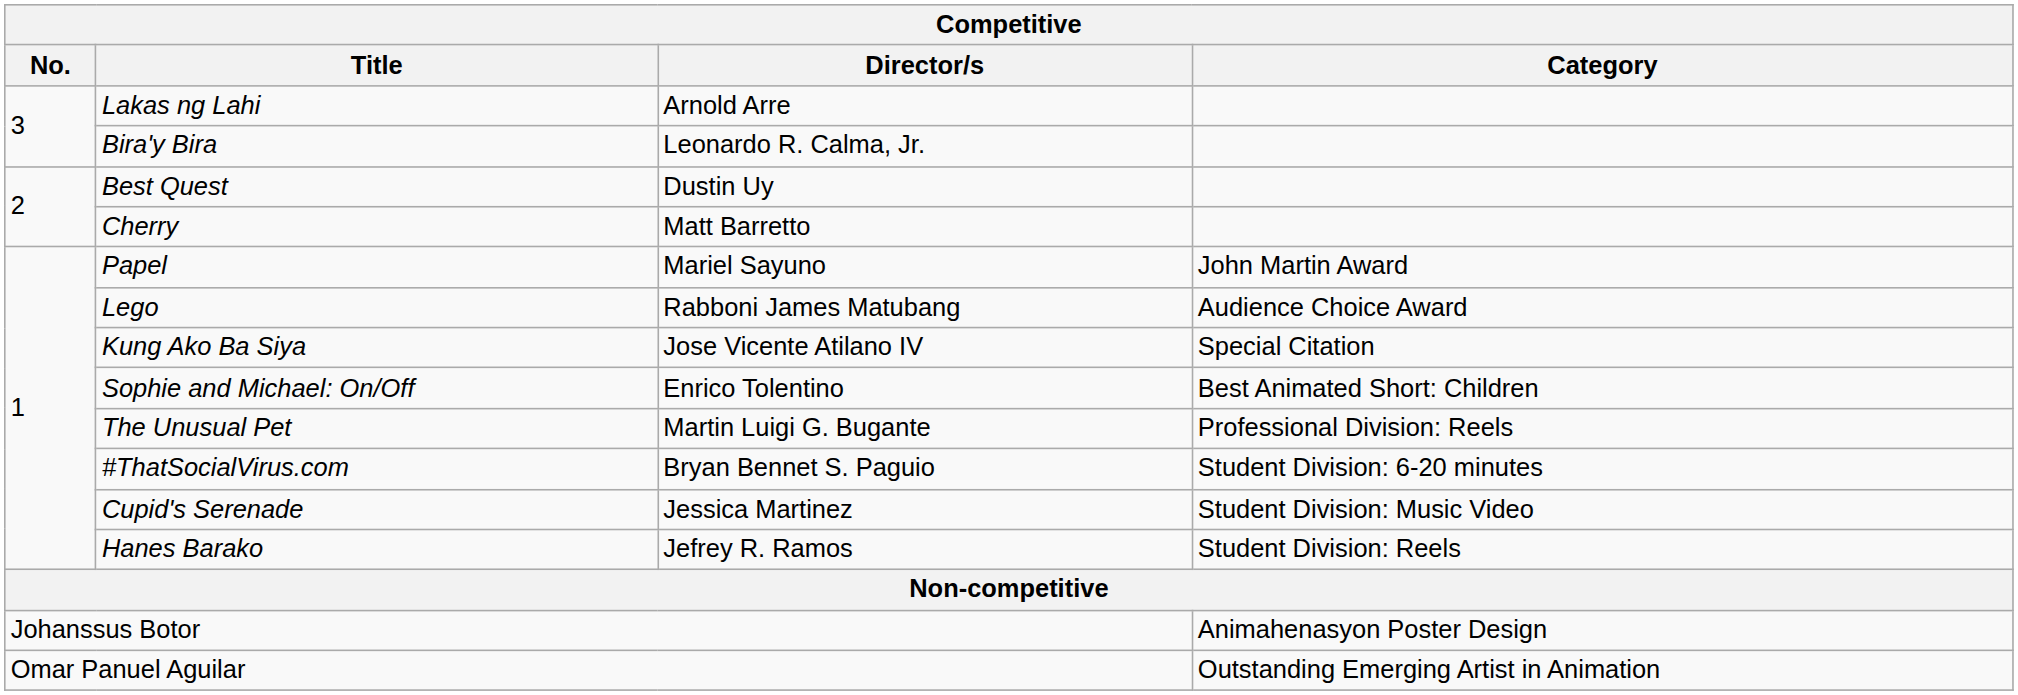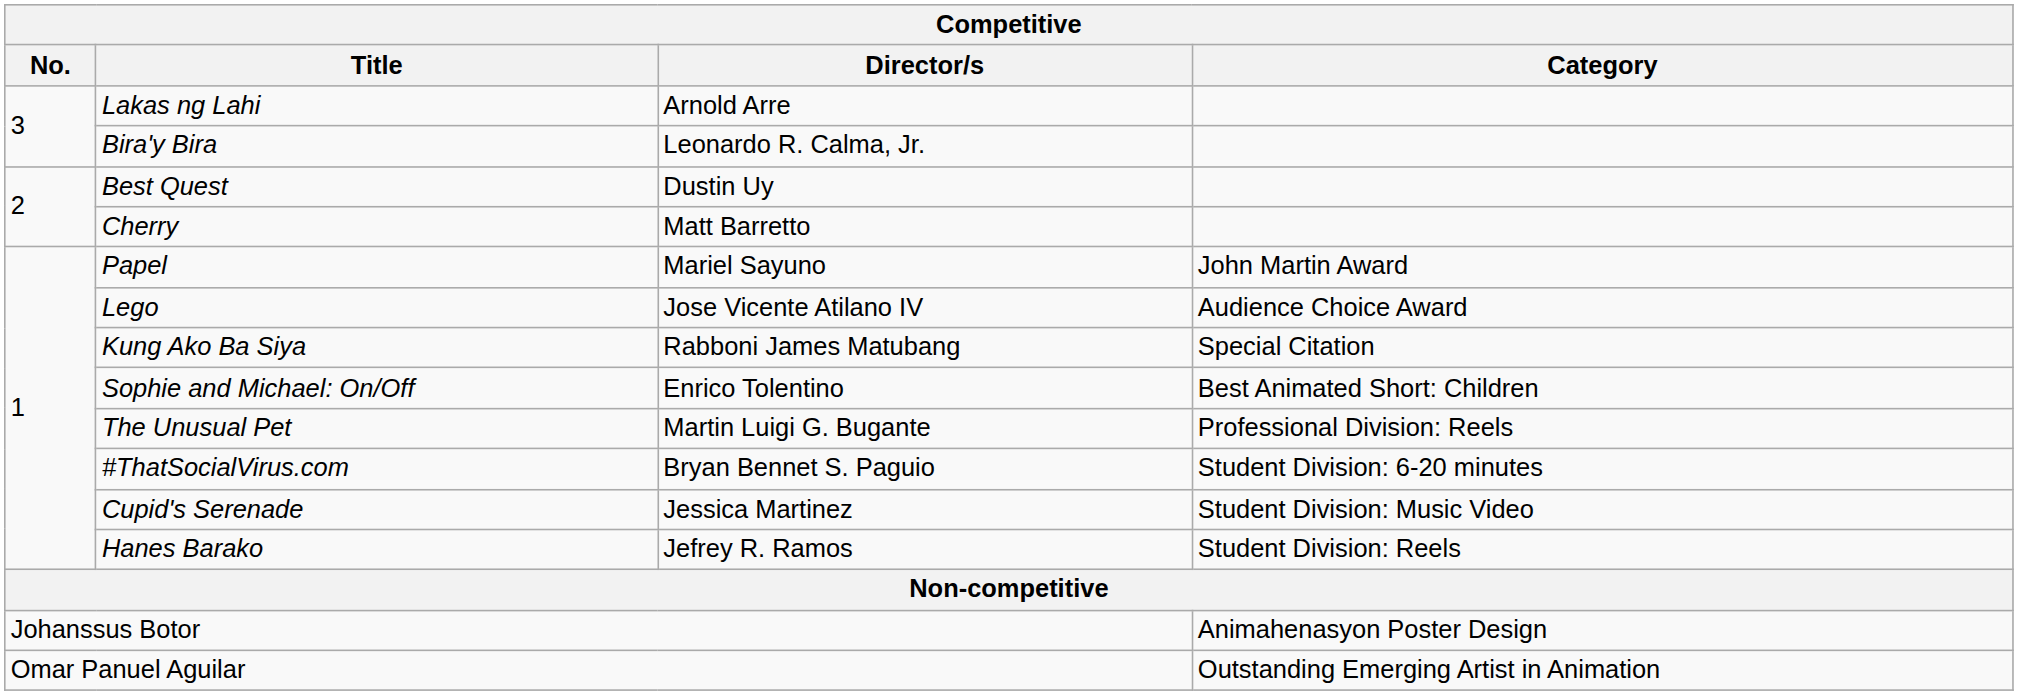(812, 307) Rabboni James Matubang -> (793, 307) Jose Vicente Atilano IV
(793, 347) Jose Vicente Atilano IV -> (812, 347) Rabboni James Matubang
